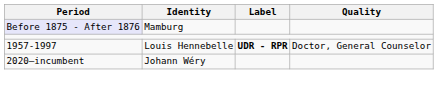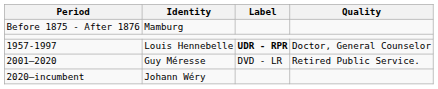(73, 27) lavender background -> (73, 27) no background
+ row: (175, 61)
